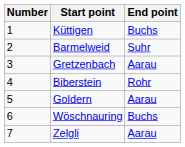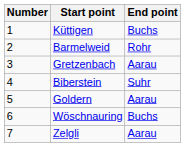(139, 47) Suhr -> (139, 47) Rohr
(139, 82) Rohr -> (139, 82) Suhr
